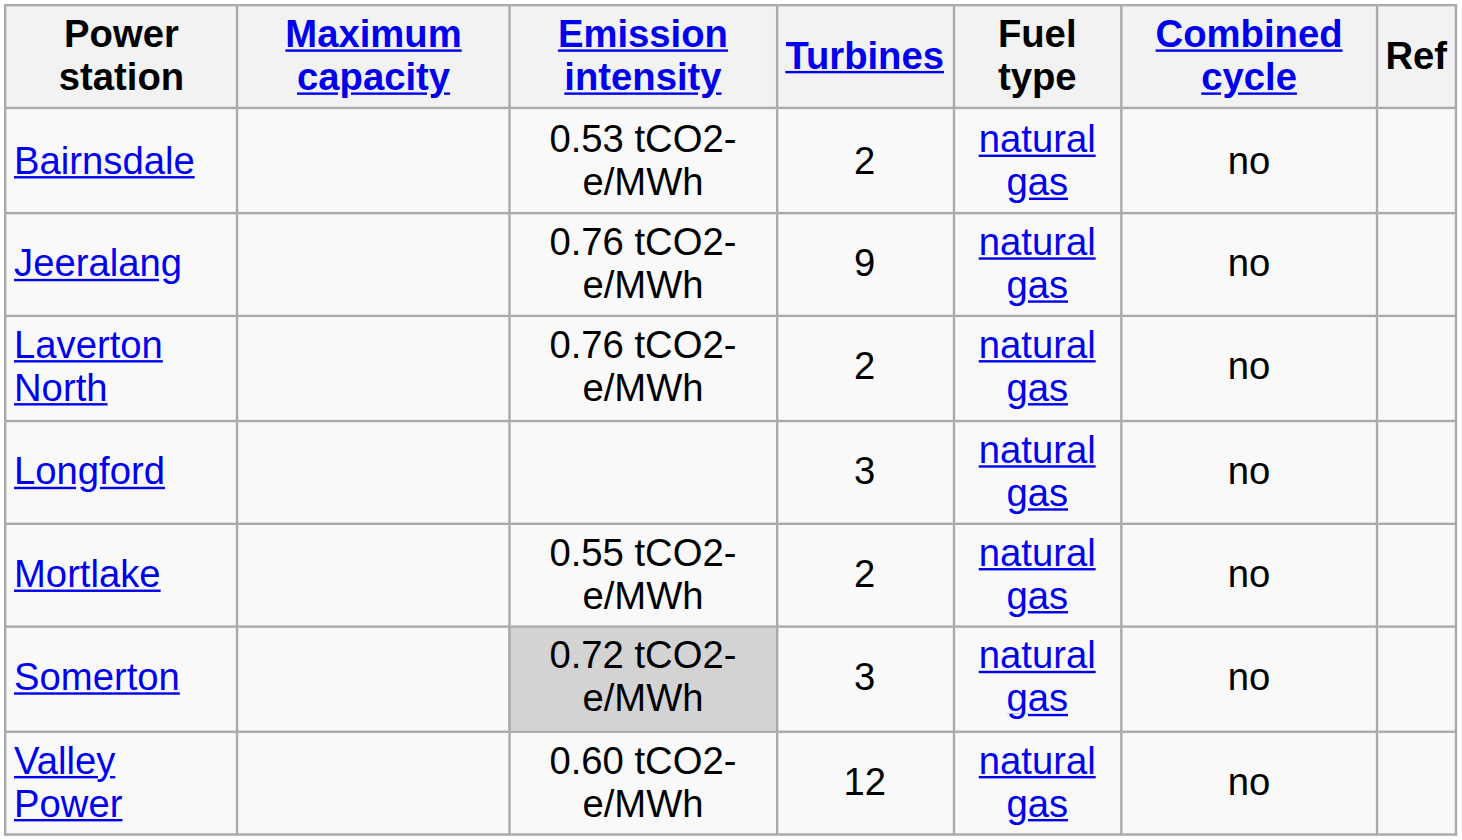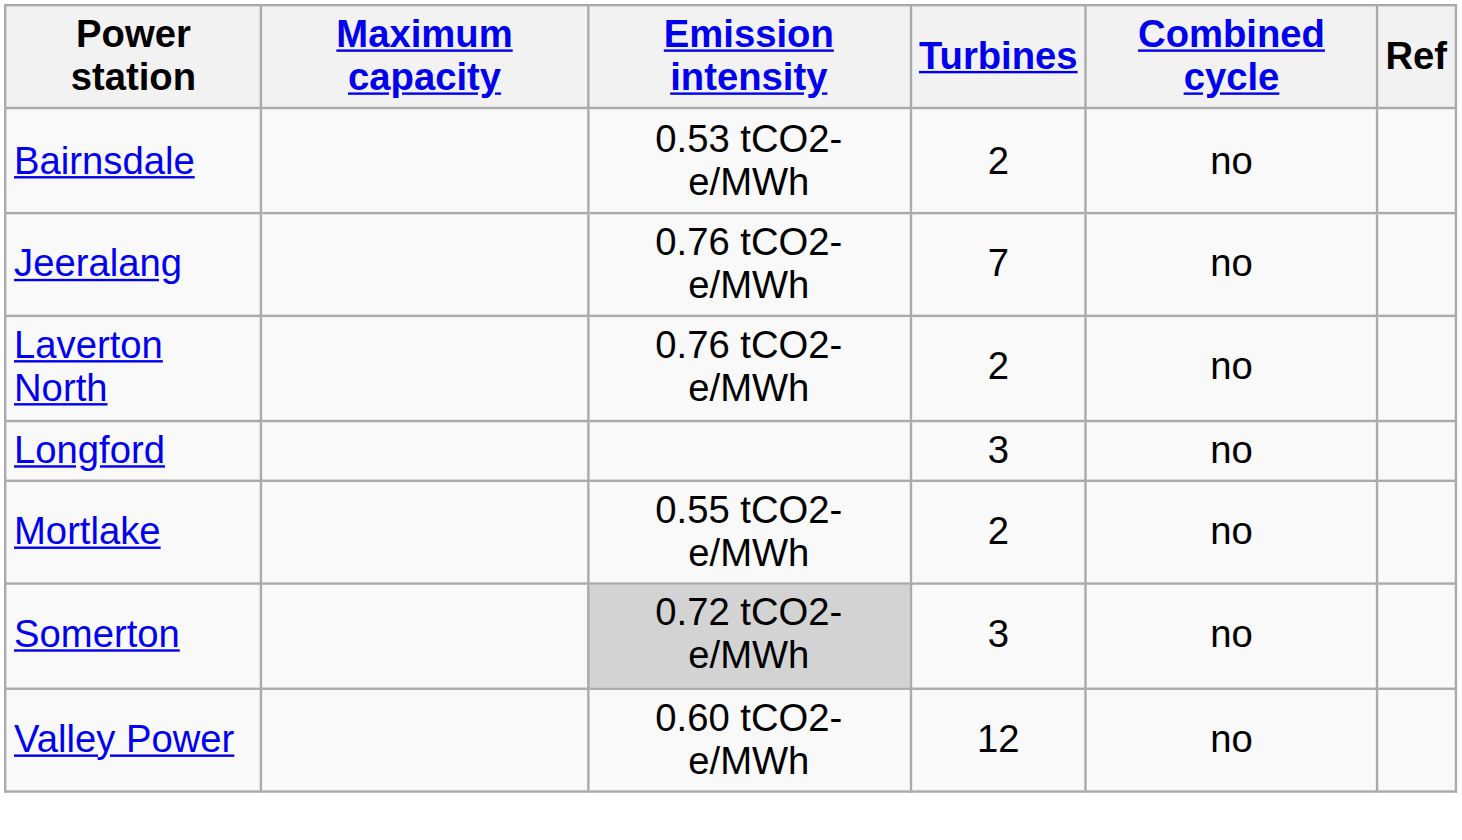- column: (1037, 56)
(865, 263) 9 -> (998, 263) 7
